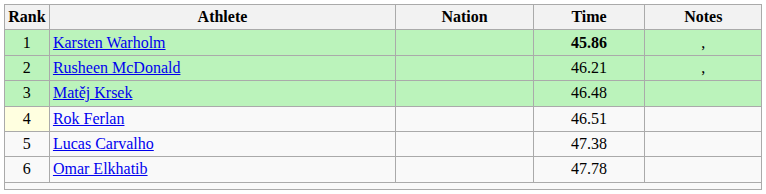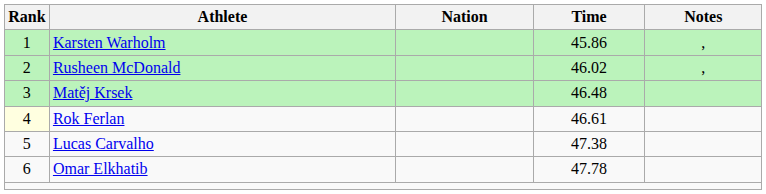(589, 42) bold -> (589, 42) normal
(589, 67) 46.21 -> (589, 67) 46.02
(589, 118) 46.51 -> (589, 118) 46.61
